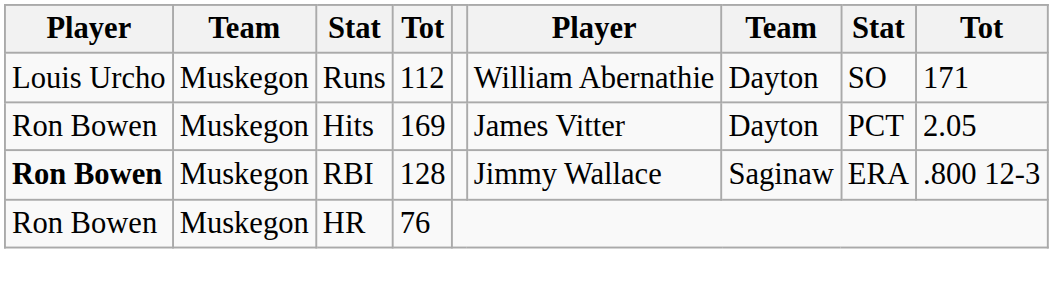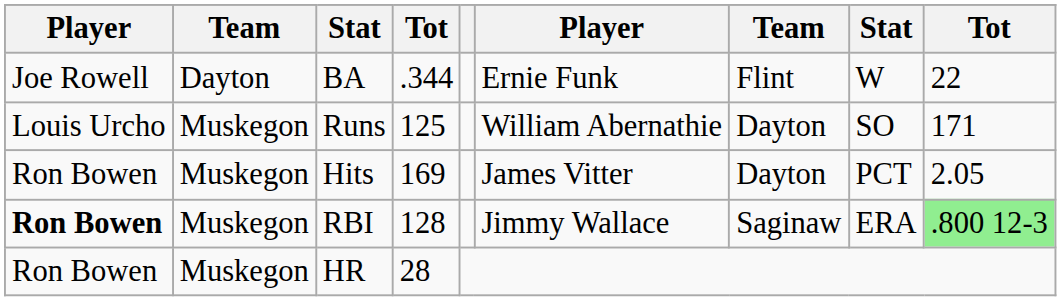+ row: (344, 77)
(422, 77) 112 -> (423, 125) 125
(982, 174) no background -> (989, 222) lightgreen background
(415, 222) 76 -> (415, 271) 28
